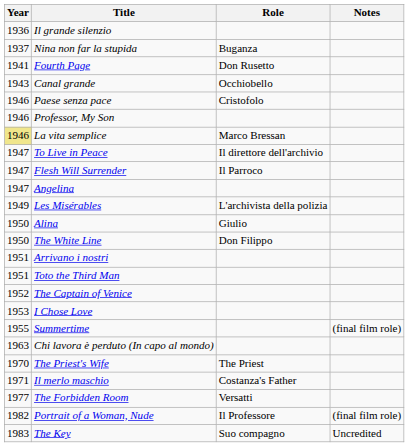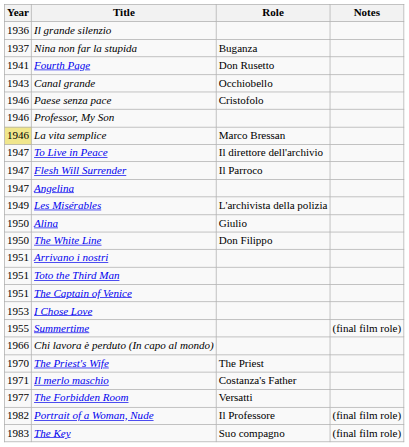(18, 293) 1952 -> (18, 293) 1951
(18, 345) 1963 -> (18, 345) 1966
(357, 433) Uncredited -> (367, 433) (final film role)
